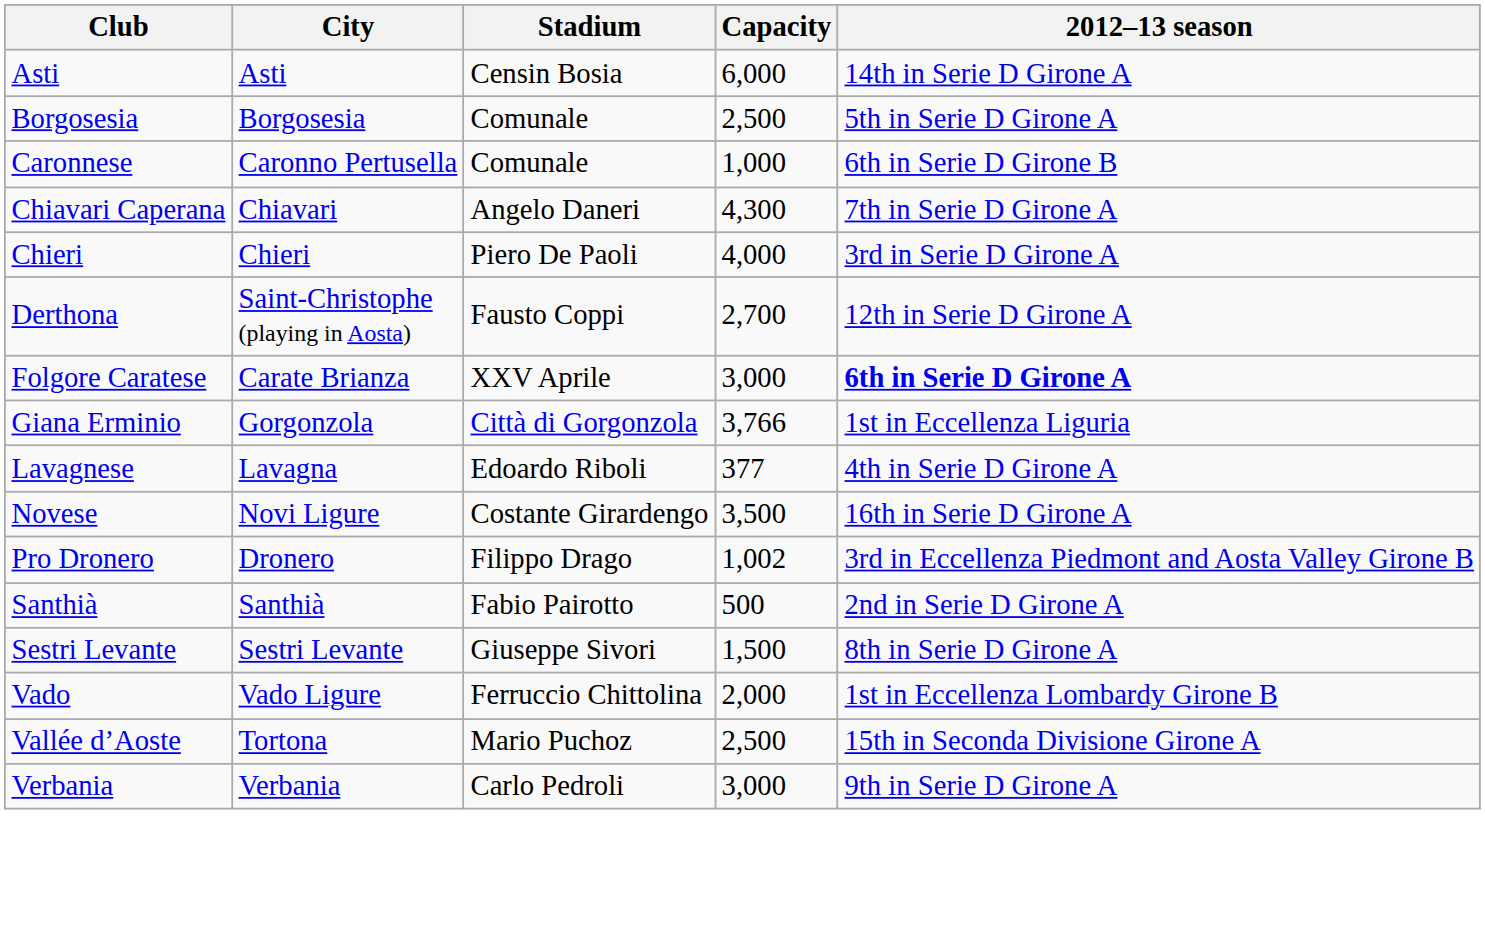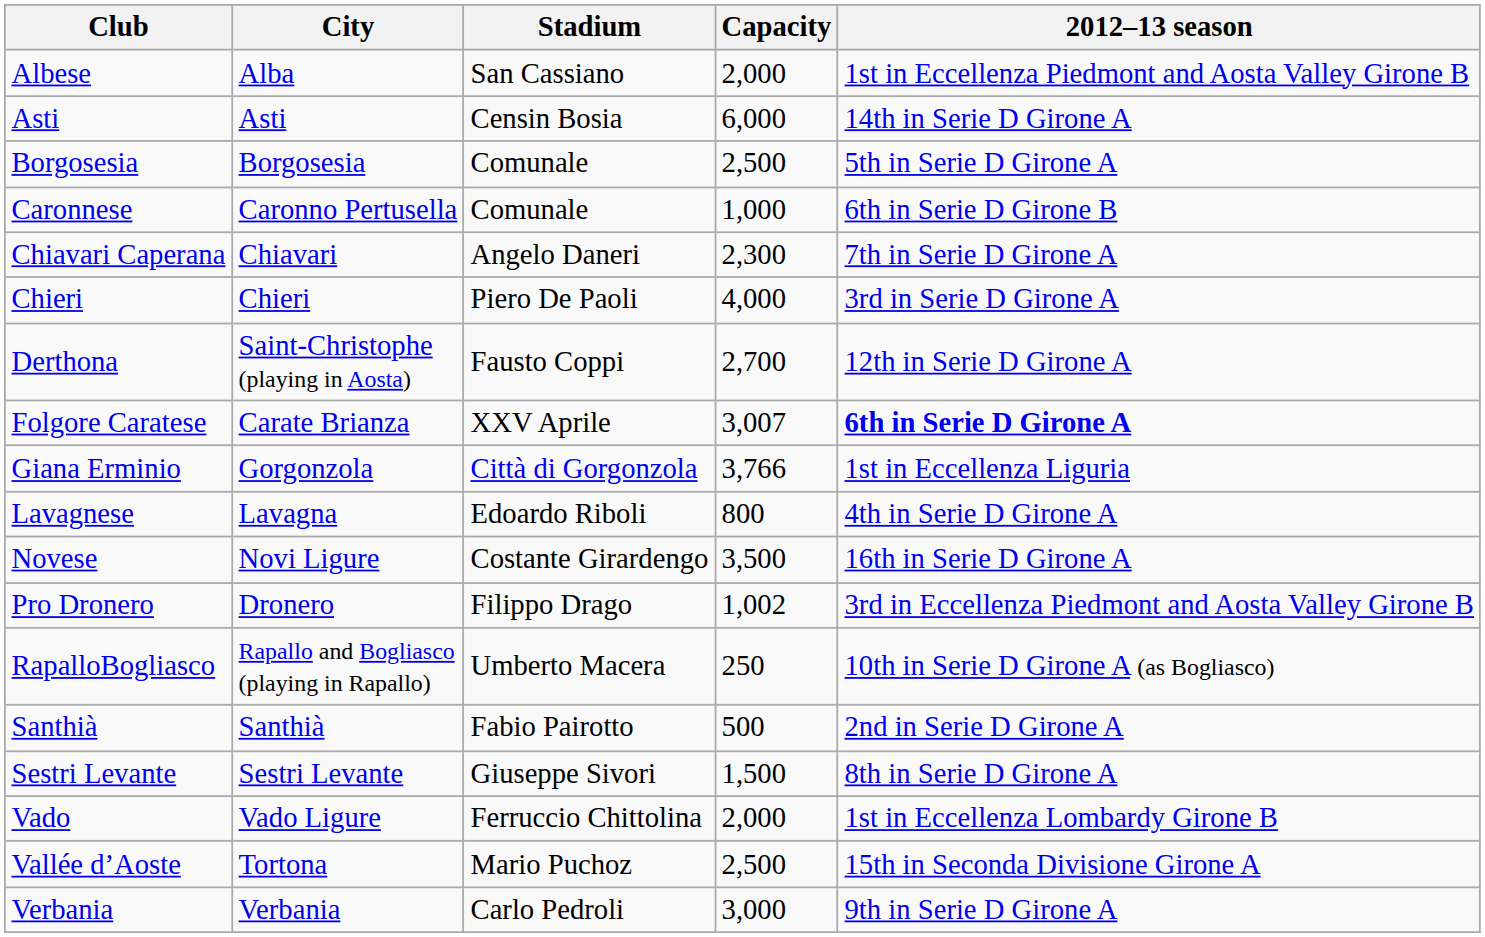+ row: (51, 72)
(754, 208) 4,300 -> (754, 254) 2,300
(754, 377) 3,000 -> (754, 422) 3,007
(743, 468) 377 -> (743, 513) 800
+ row: (113, 666)
